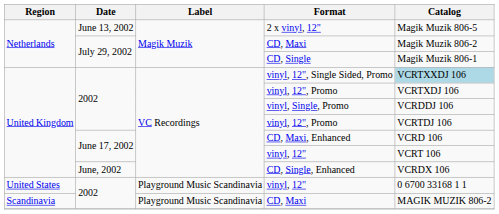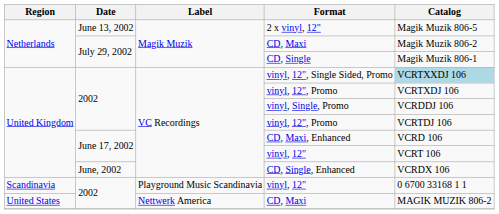(33, 185) United States -> (31, 185) Scandinavia
(31, 201) Scandinavia -> (33, 201) United States
(200, 201) Playground Music Scandinavia -> (175, 201) Nettwerk America
